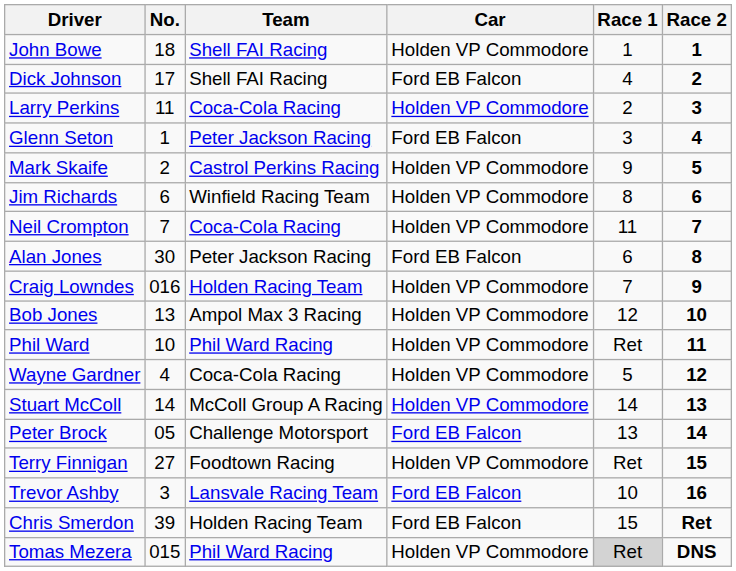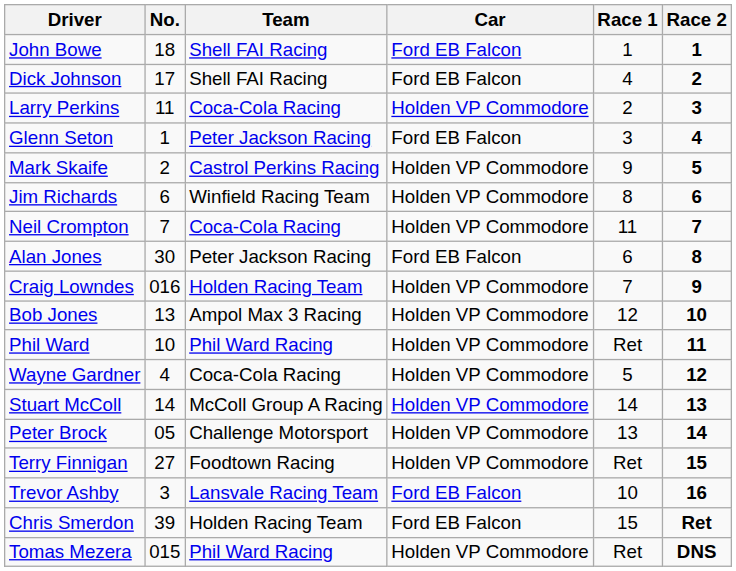(490, 49) Holden VP Commodore -> (456, 49) Ford EB Falcon
(456, 434) Ford EB Falcon -> (490, 434) Holden VP Commodore
(628, 552) lightgrey background -> (628, 552) no background
